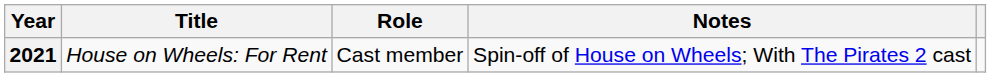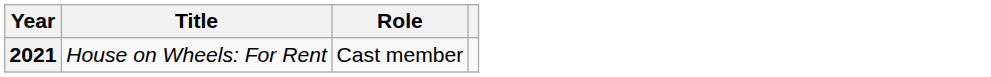- column: (722, 21)
